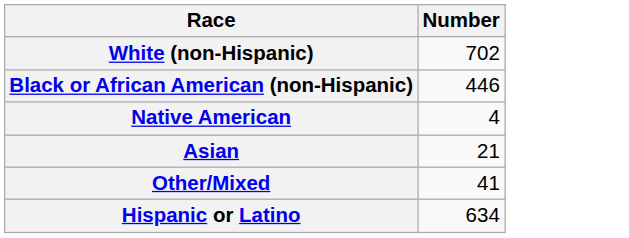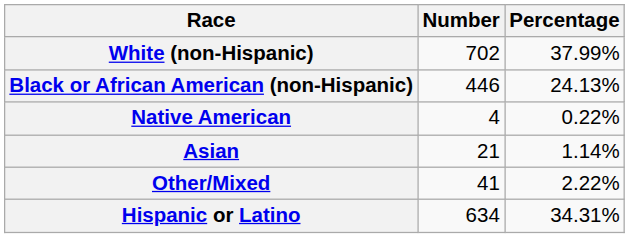+ column: (564, 20)
